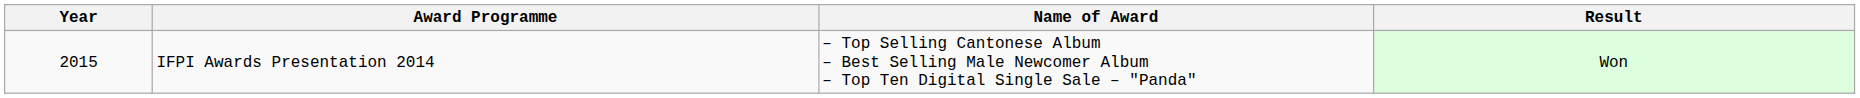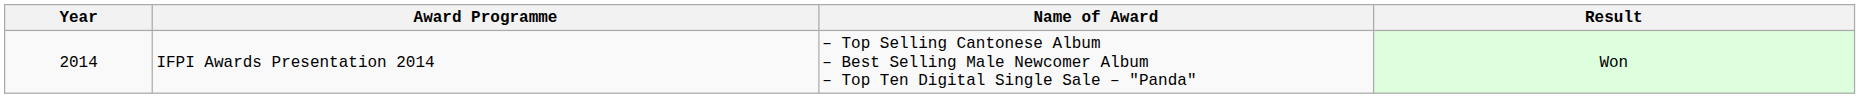(79, 62) 2015 -> (79, 62) 2014
